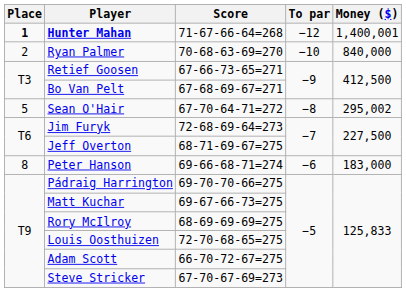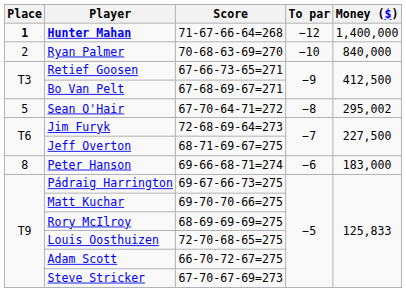(367, 33) 1,400,001 -> (367, 33) 1,400,000
(231, 184) 69-70-70-66=275 -> (231, 184) 69-67-66-73=275
(231, 202) 69-67-66-73=275 -> (231, 202) 69-70-70-66=275
